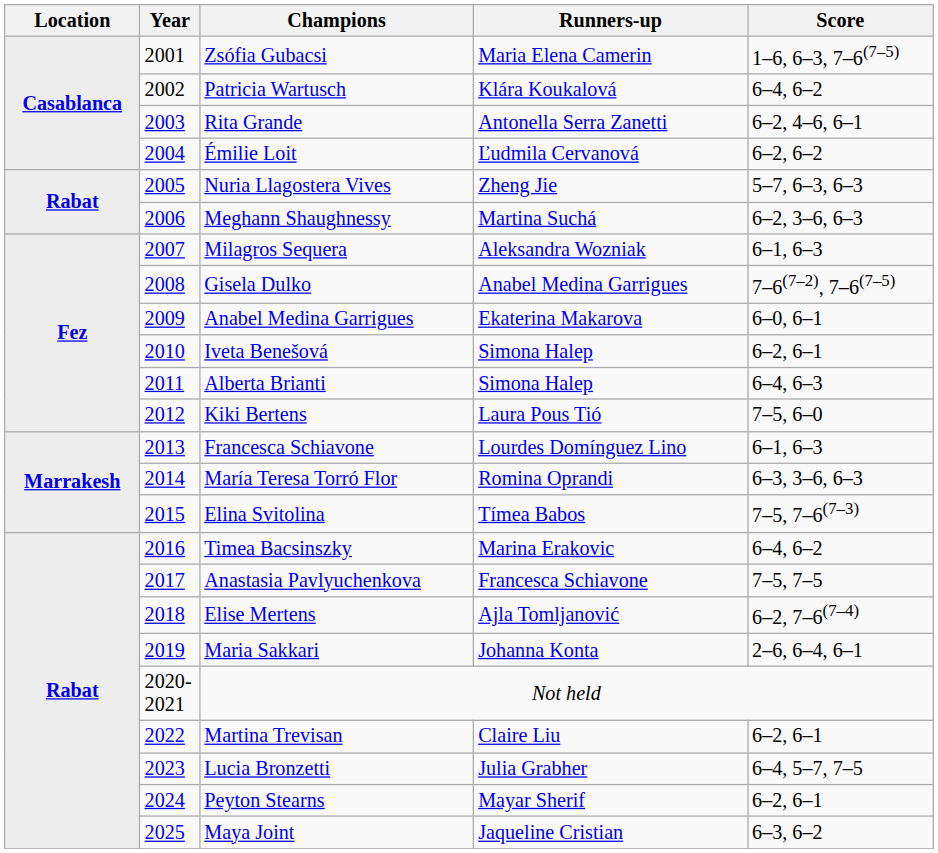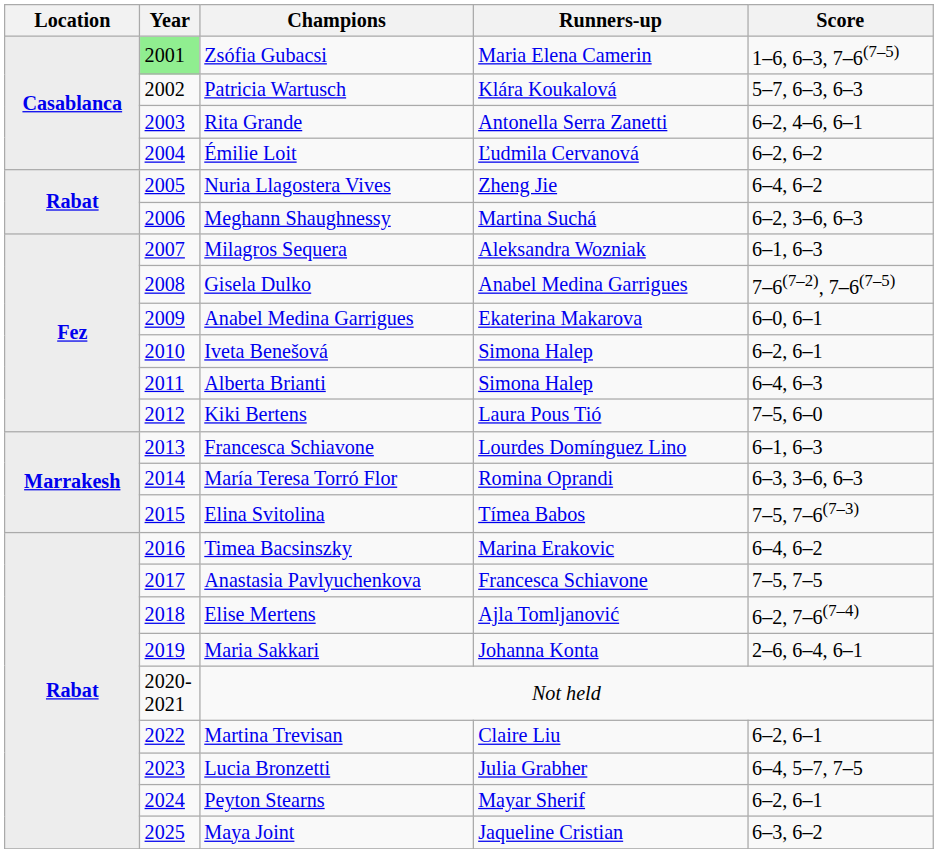(165, 55) no background -> (165, 55) lightgreen background
(787, 89) 6–4, 6–2 -> (807, 89) 5–7, 6–3, 6–3
(807, 185) 5–7, 6–3, 6–3 -> (787, 185) 6–4, 6–2
